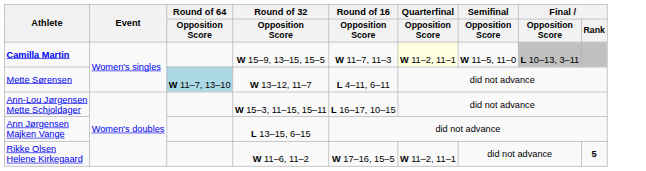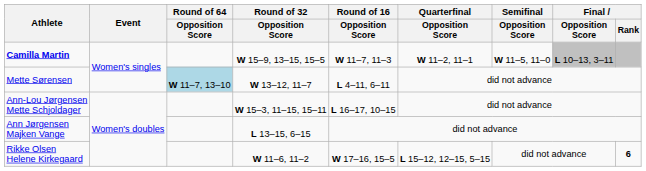(428, 60) lightyellow background -> (445, 60) no background
(428, 159) W 11–2, 11–1 -> (445, 159) L 15–12, 12–15, 5–15
(594, 154) 5 -> (628, 154) 6
